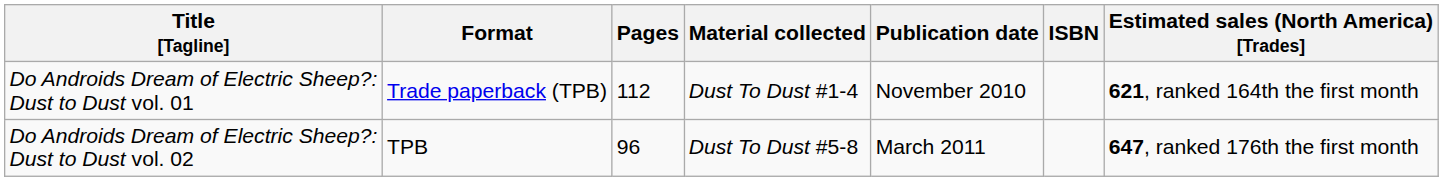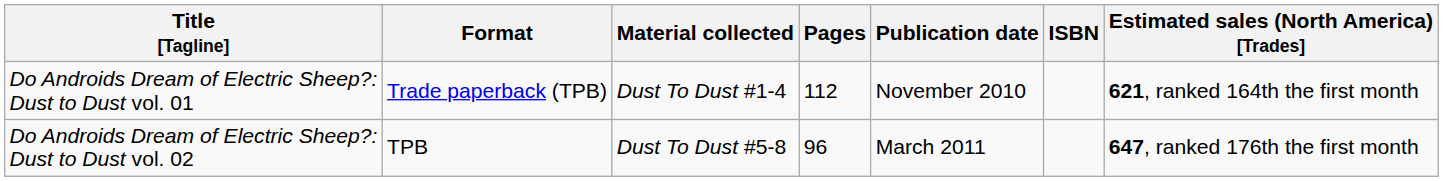columns swapped: (777, 33) <-> (648, 33)
